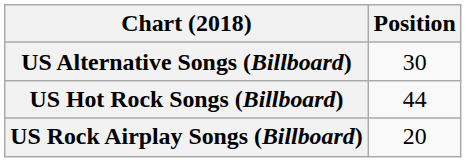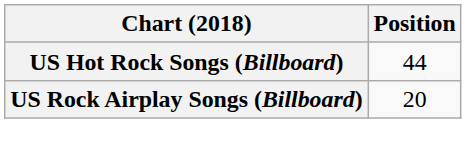- row: (186, 61)
